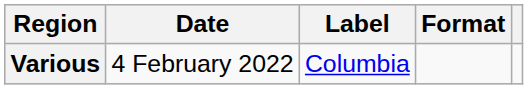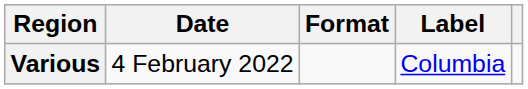columns swapped: (463, 24) <-> (357, 24)
